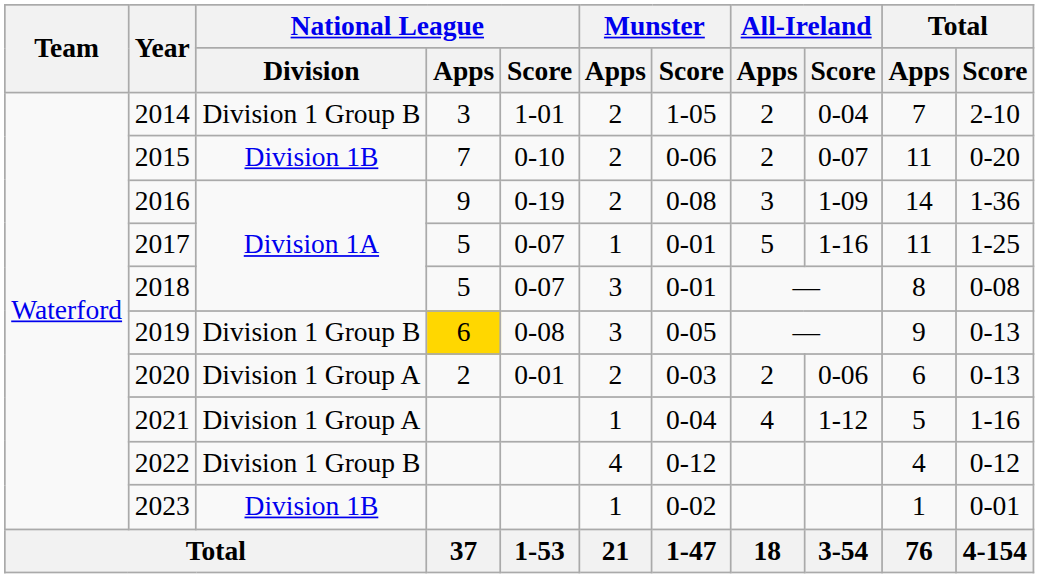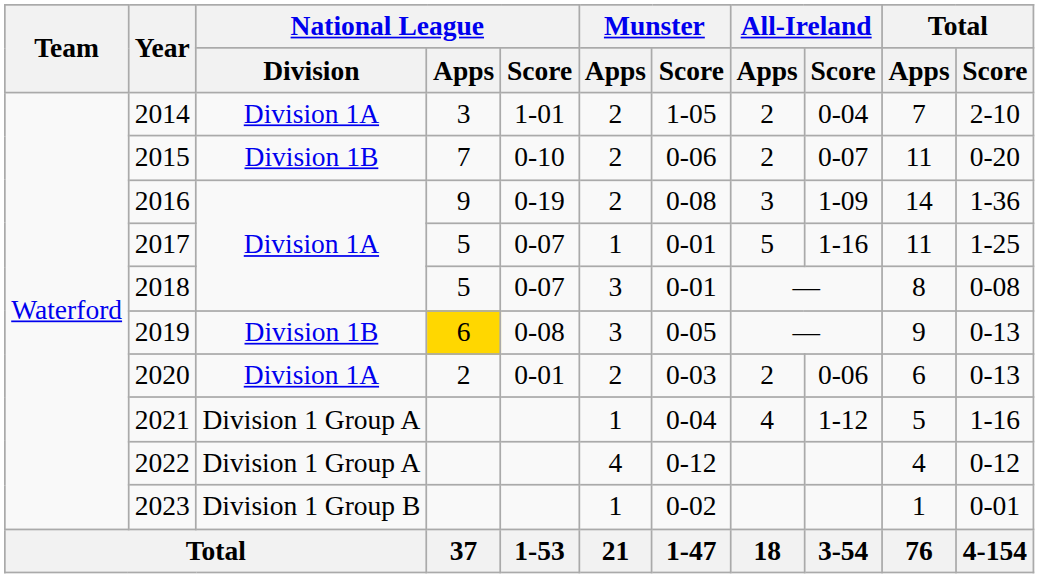(311, 113) Division 1 Group B -> (311, 113) Division 1A
(311, 331) Division 1 Group B -> (311, 331) Division 1B
(311, 375) Division 1 Group A -> (311, 375) Division 1A
(311, 462) Division 1 Group B -> (311, 462) Division 1 Group A
(311, 506) Division 1B -> (311, 506) Division 1 Group B
